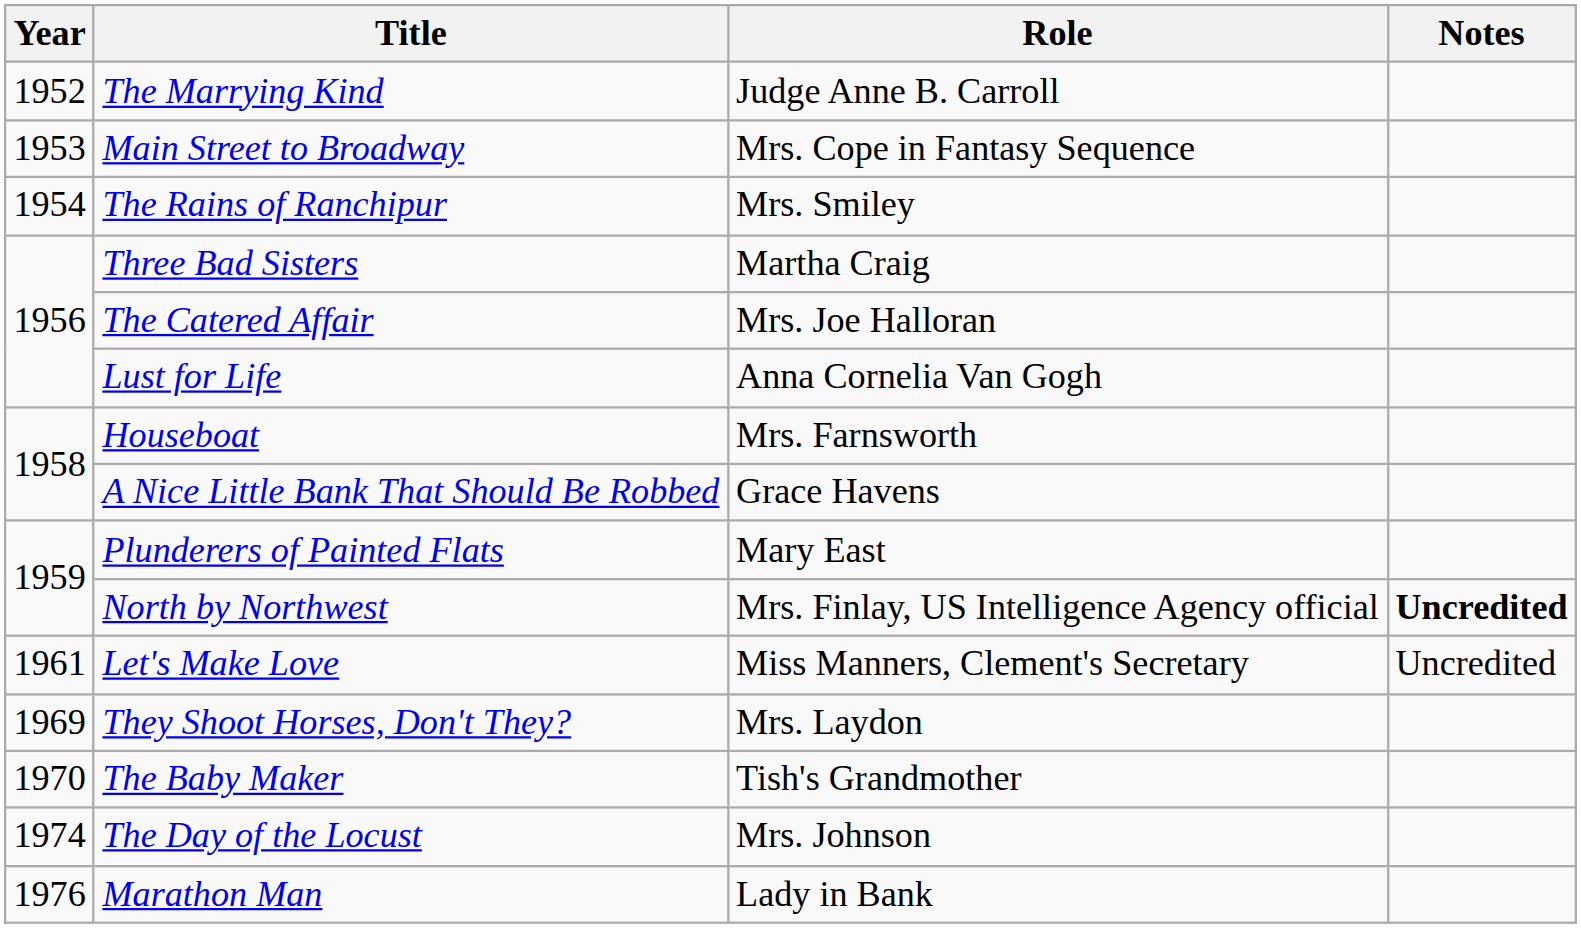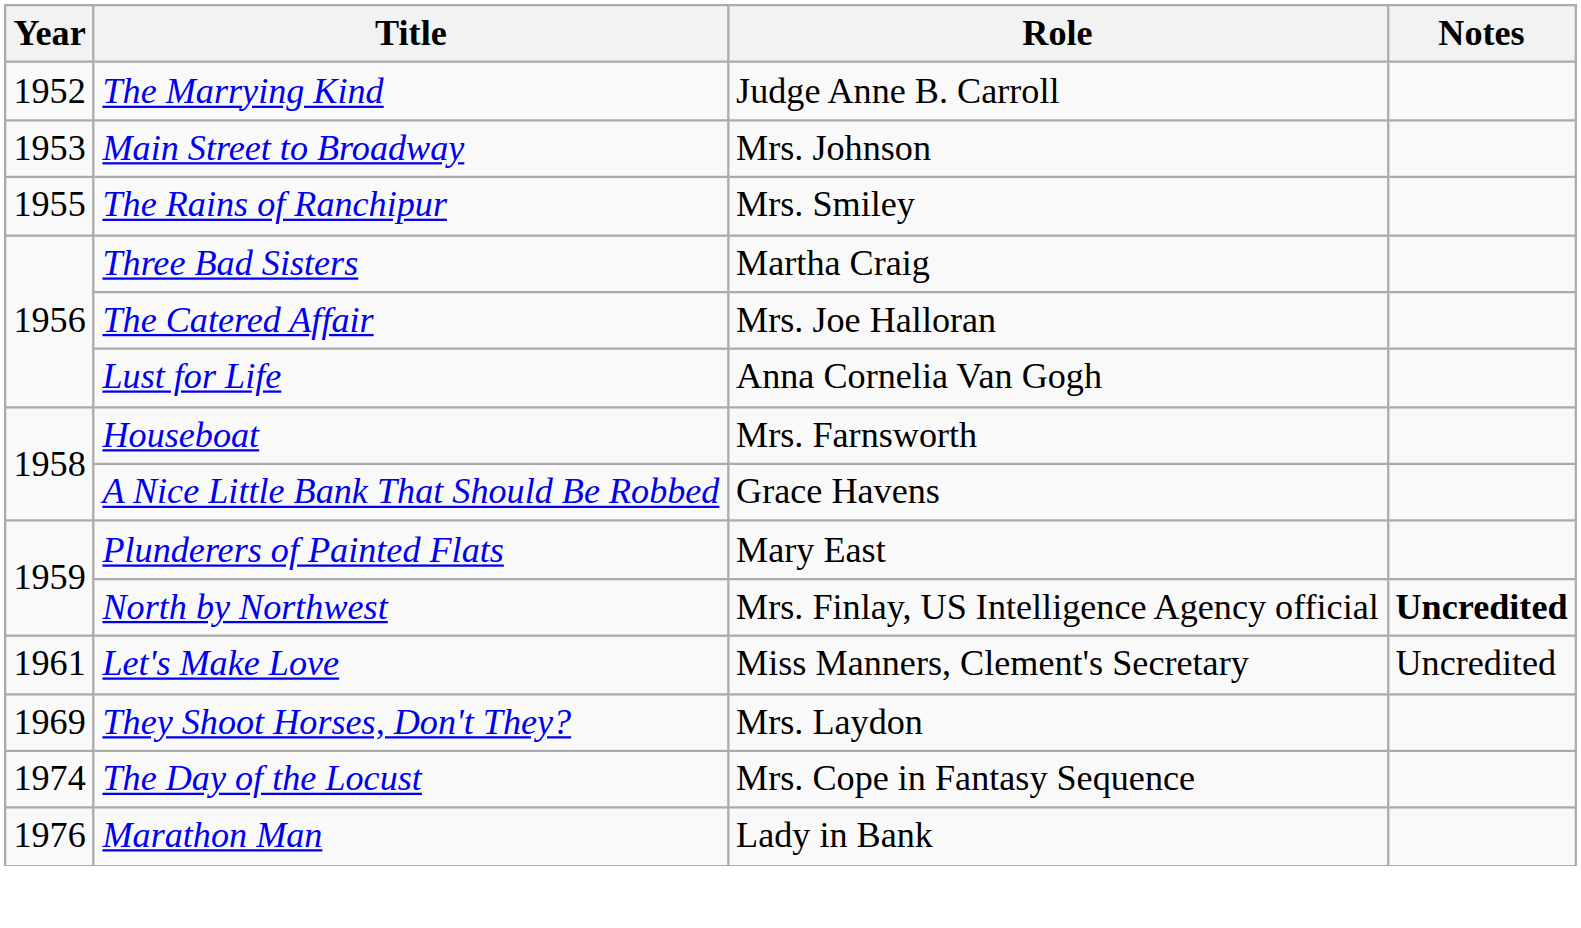(966, 147) Mrs. Cope in Fantasy Sequence -> (834, 147) Mrs. Johnson
(50, 205) 1954 -> (50, 205) 1955
- row: (223, 778)
(834, 836) Mrs. Johnson -> (966, 778) Mrs. Cope in Fantasy Sequence
